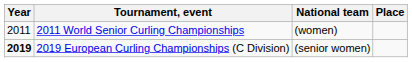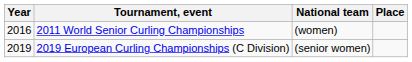(19, 30) 2011 -> (19, 30) 2016
(19, 48) bold -> (19, 48) normal
